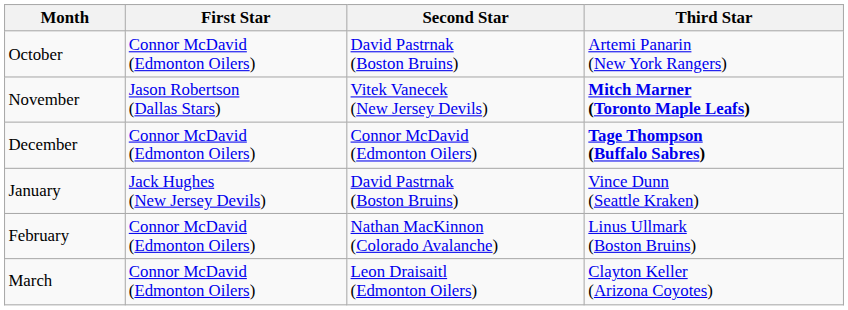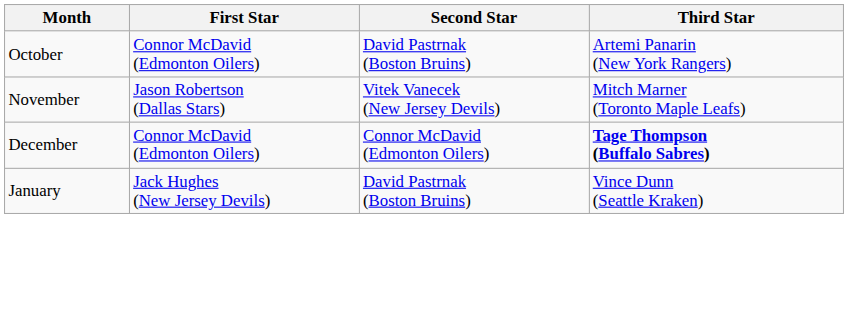(669, 99) bold -> (669, 99) normal
- row: (39, 236)
- row: (30, 281)
